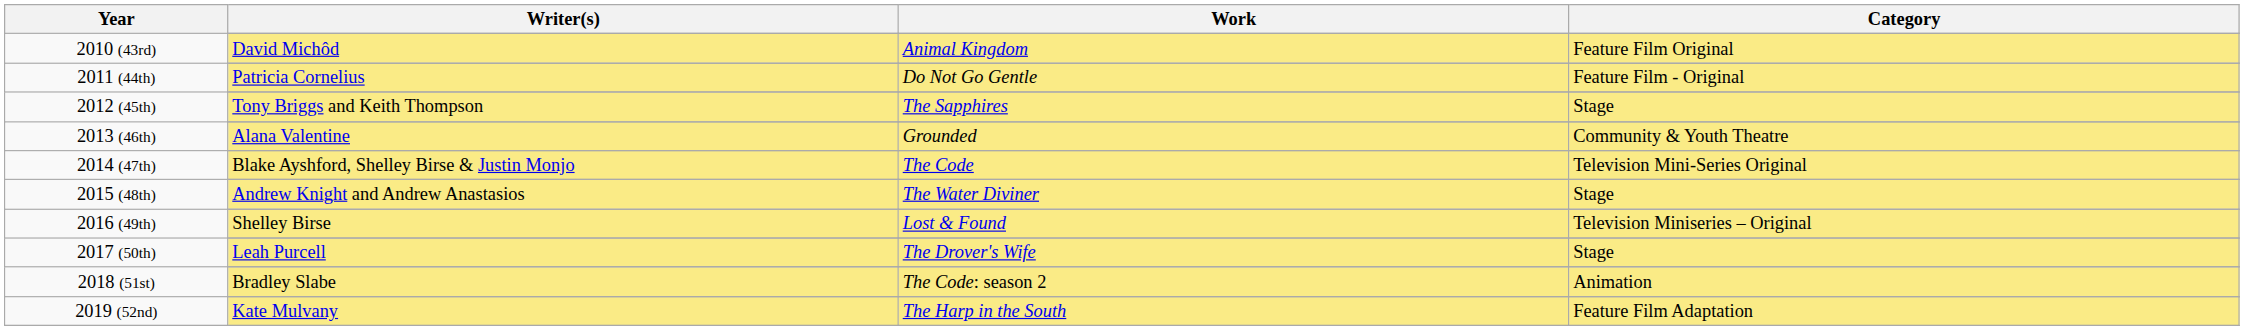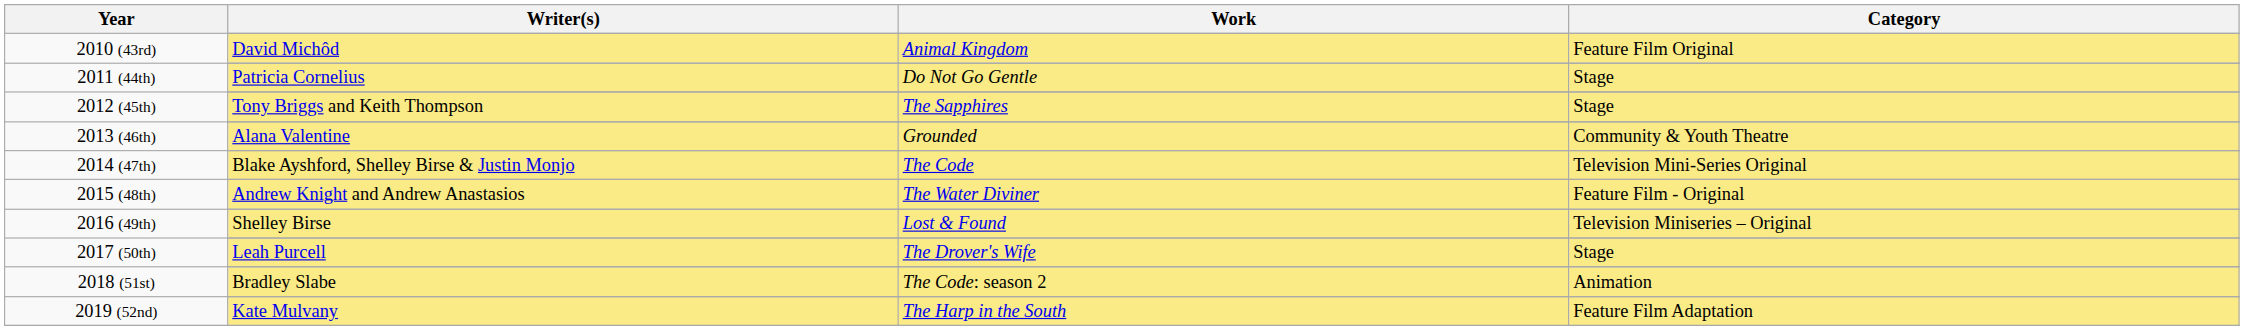(1659, 77) Feature Film - Original -> (1594, 77) Stage
(1594, 194) Stage -> (1659, 194) Feature Film - Original
